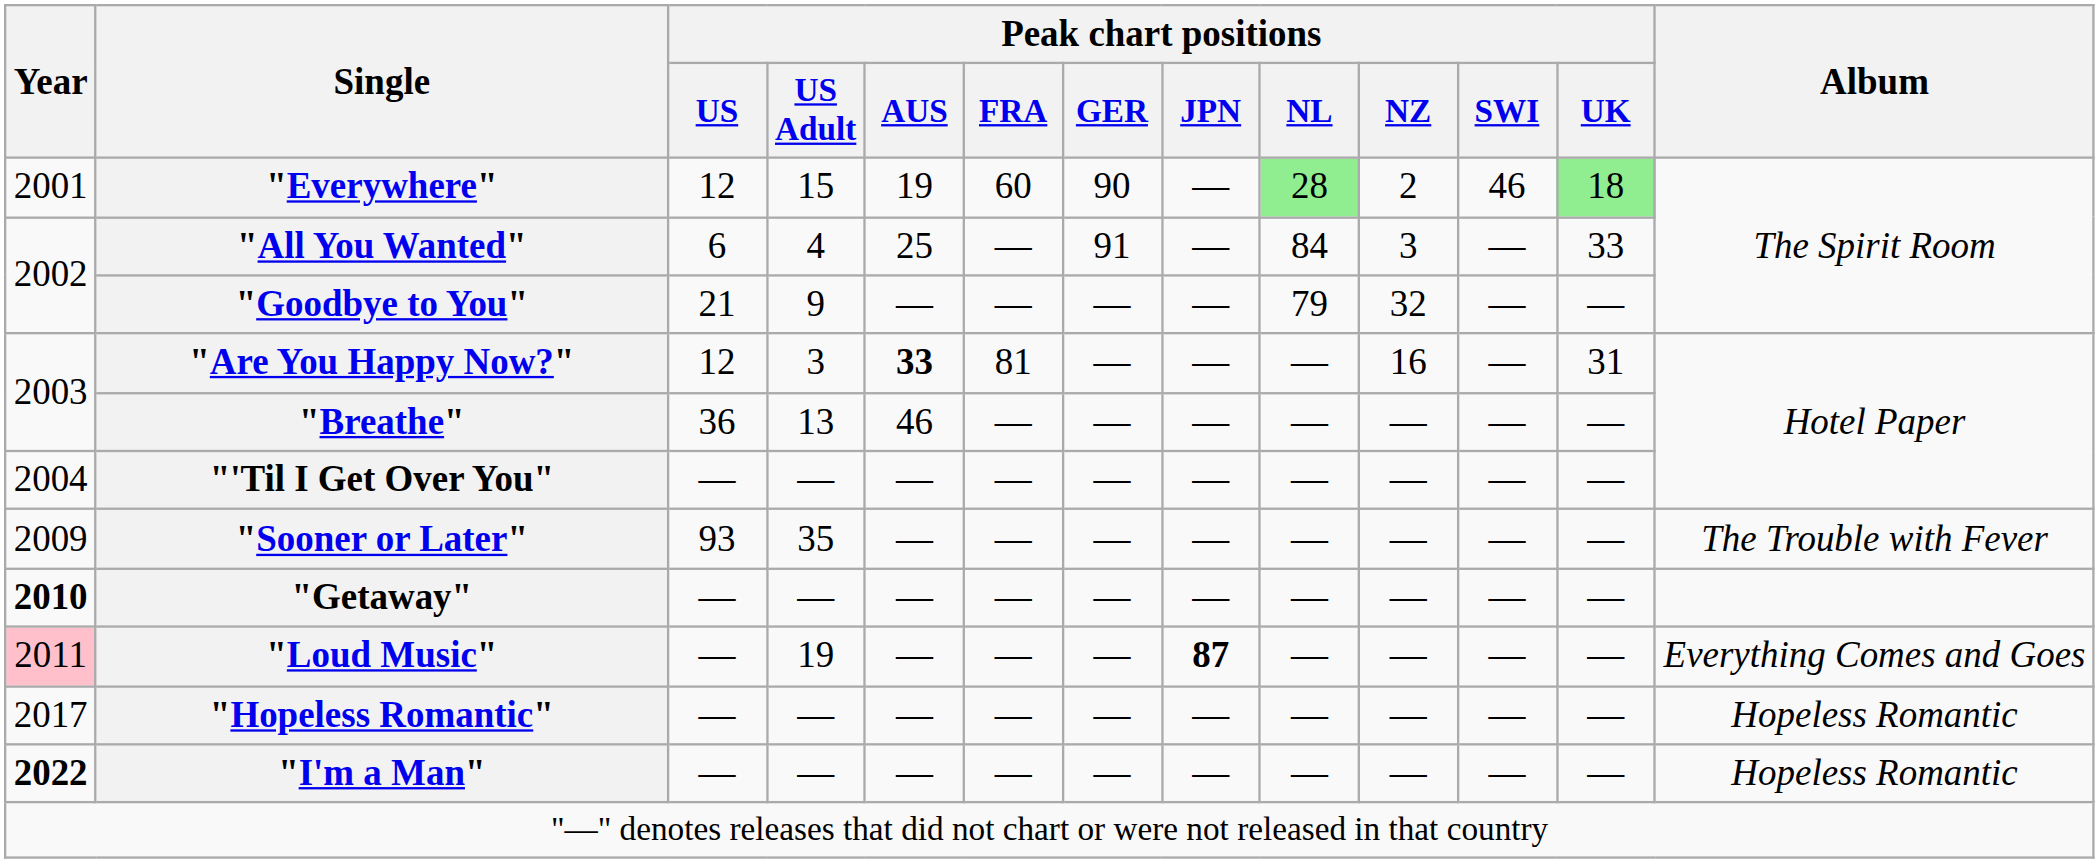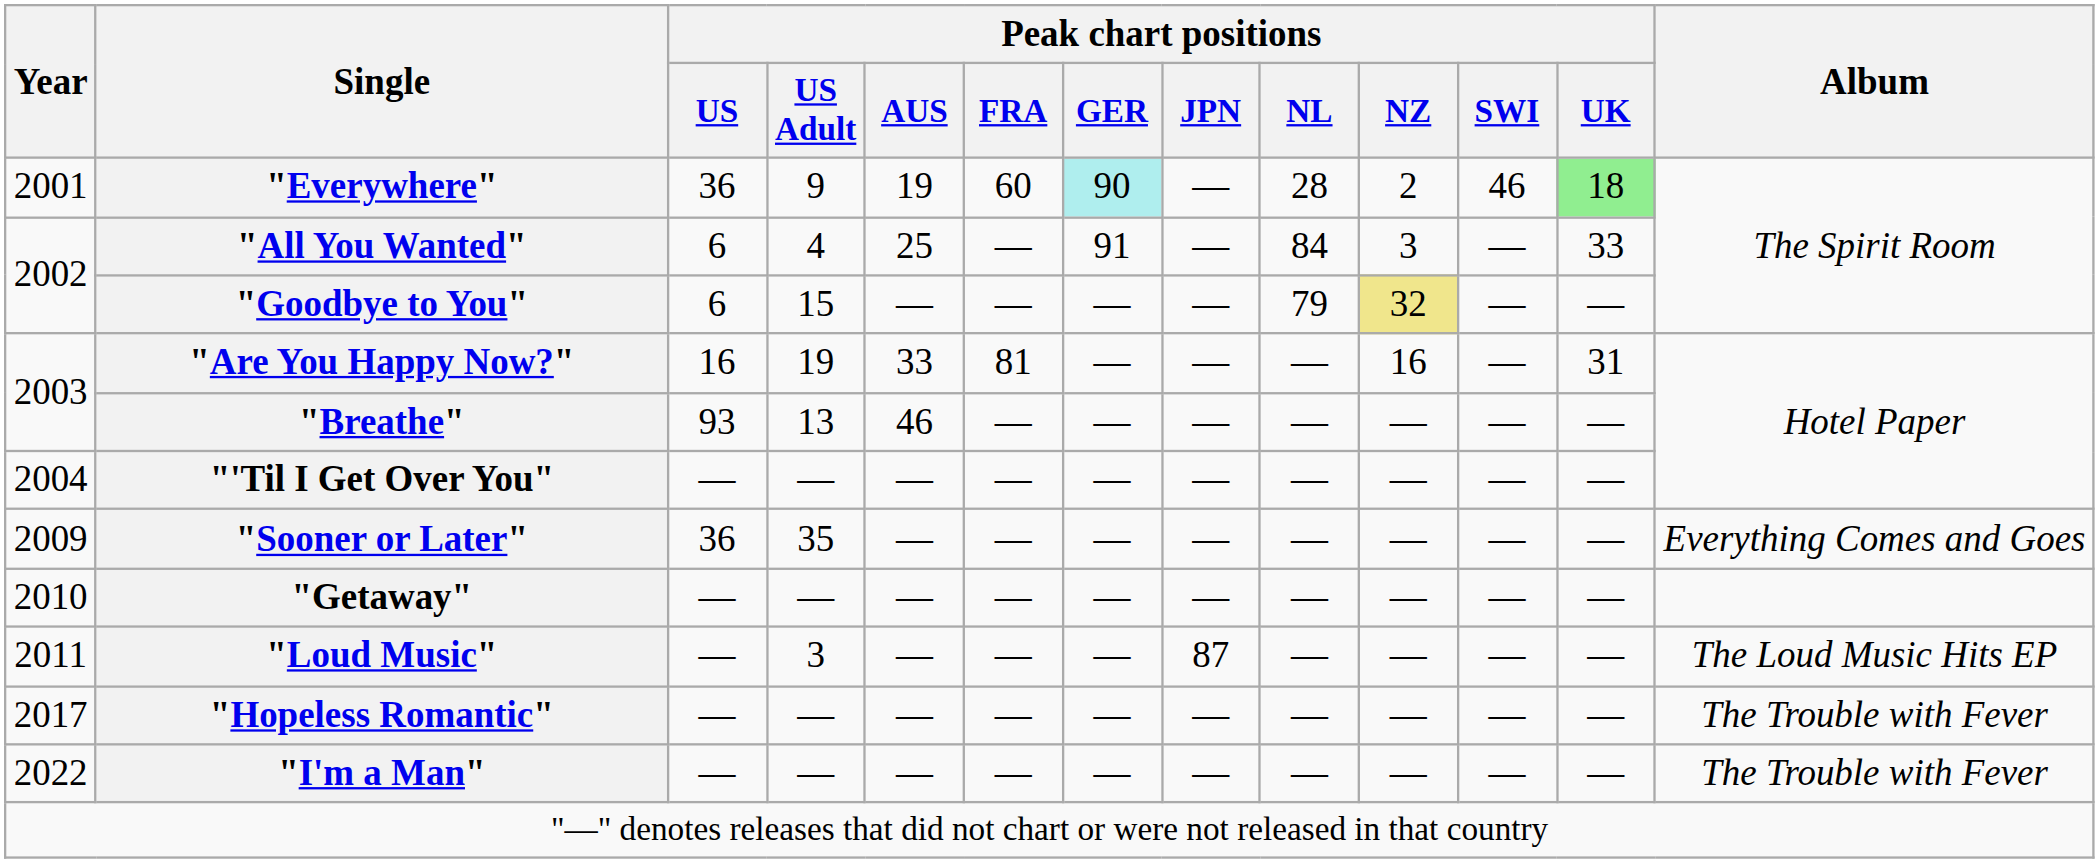(717, 186) 12 -> (717, 186) 36
(816, 186) 15 -> (816, 186) 9
(1112, 186) no background -> (1112, 186) paleturquoise background
(1309, 186) lightgreen background -> (1309, 186) no background
(717, 303) 21 -> (717, 303) 6
(816, 303) 9 -> (816, 303) 15
(1408, 303) no background -> (1408, 303) khaki background
(717, 362) 12 -> (717, 362) 16
(816, 362) 3 -> (816, 362) 19
(914, 362) bold -> (914, 362) normal
(717, 421) 36 -> (717, 421) 93
(717, 538) 93 -> (717, 538) 36
(1875, 538) The Trouble with Fever -> (1875, 538) Everything Comes and Goes
(51, 596) bold -> (51, 596) normal
(51, 655) pink background -> (51, 655) no background
(816, 655) 19 -> (816, 655) 3
(1211, 655) bold -> (1211, 655) normal
(1875, 655) Everything Comes and Goes -> (1875, 655) The Loud Music Hits EP
(1875, 714) Hopeless Romantic -> (1875, 714) The Trouble with Fever
(51, 772) bold -> (51, 772) normal
(1875, 772) Hopeless Romantic -> (1875, 772) The Trouble with Fever
